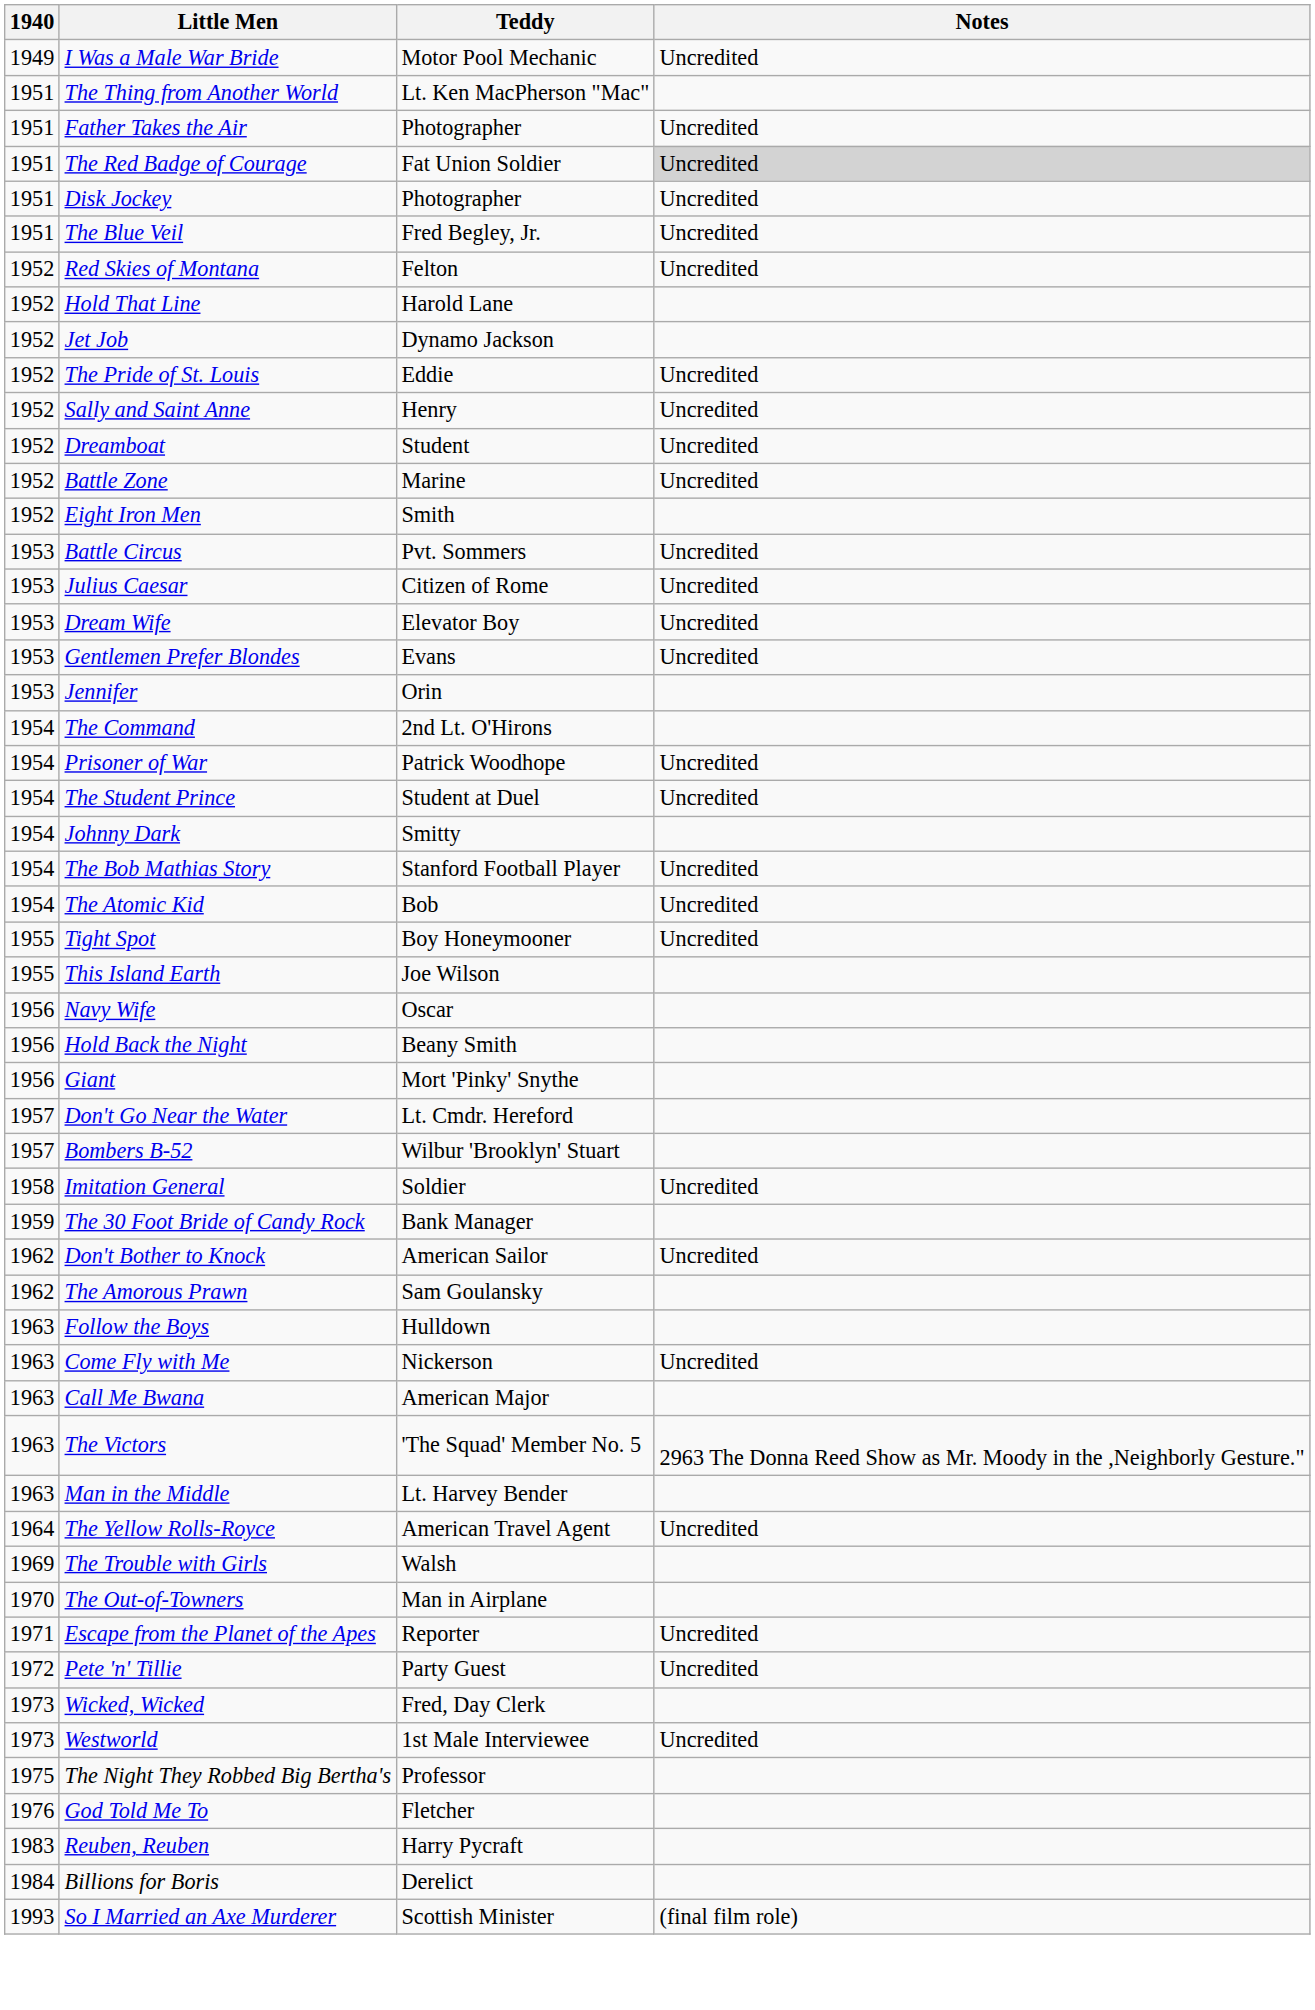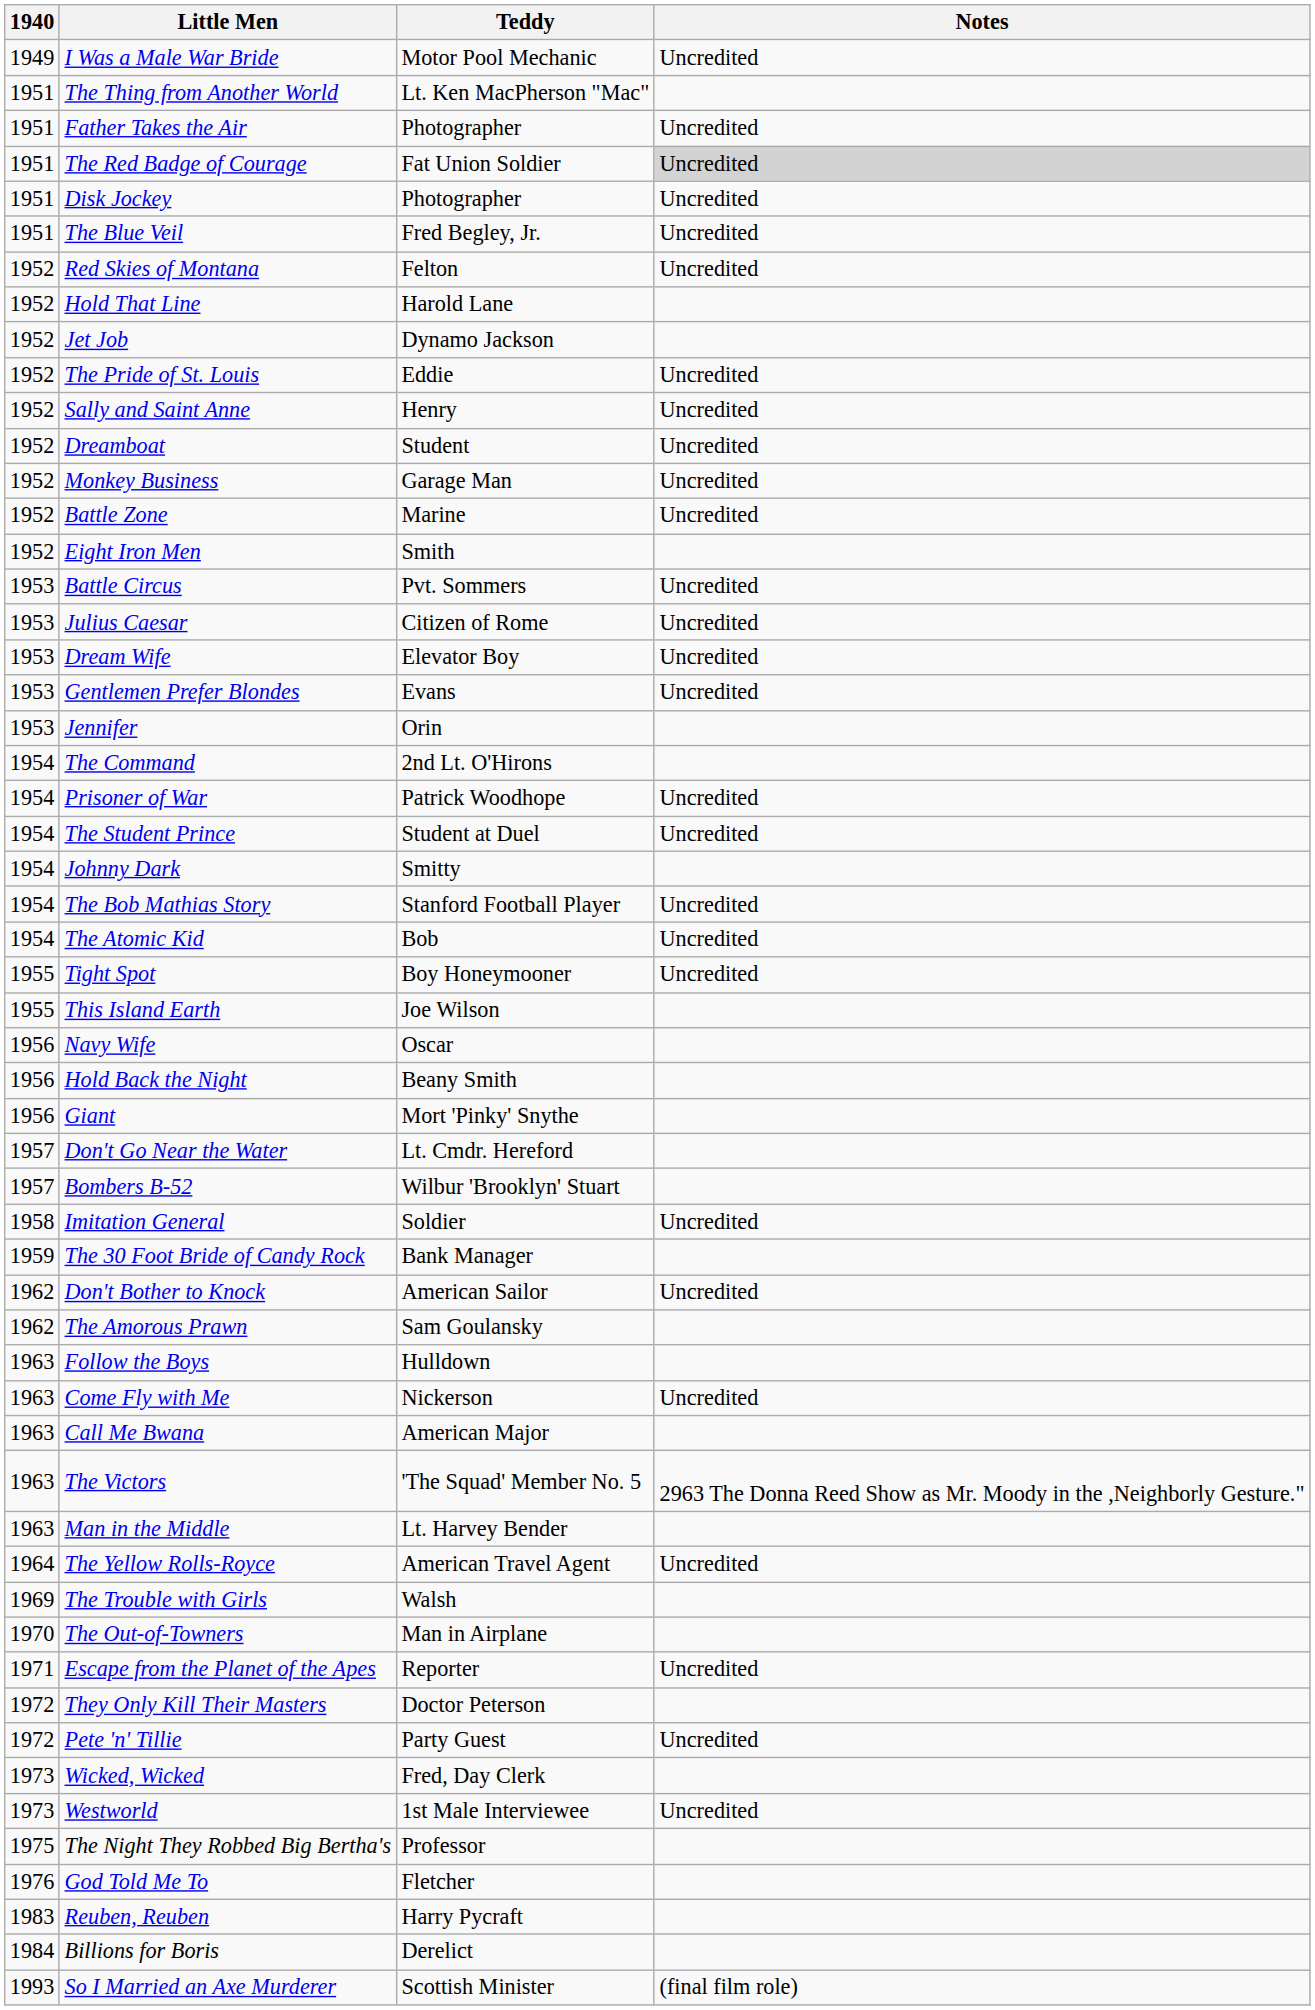+ row: (141, 480)
+ row: (196, 1704)
